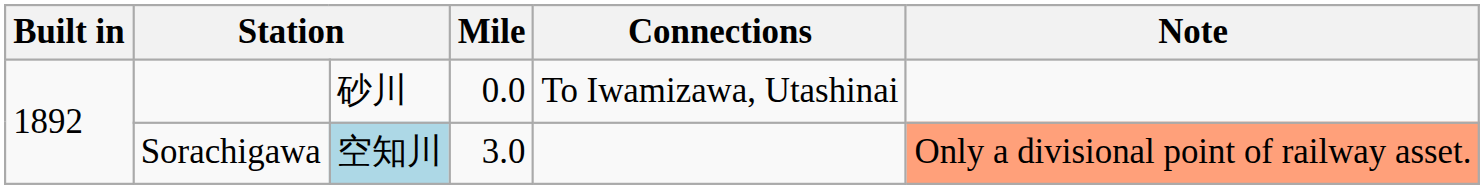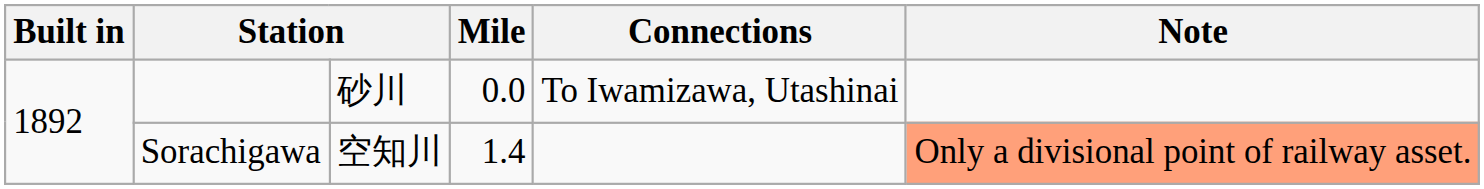(389, 151) lightblue background -> (389, 151) no background
(504, 152) 3.0 -> (504, 152) 1.4
